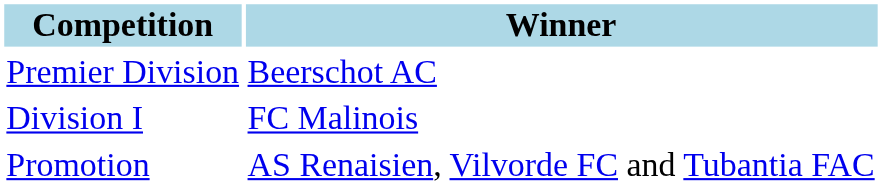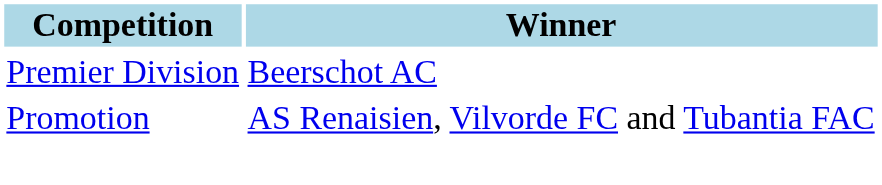- row: (75, 118)
